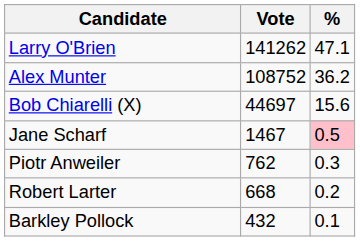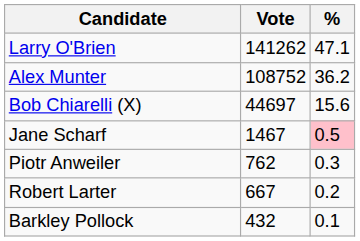(260, 192) 668 -> (260, 192) 667
